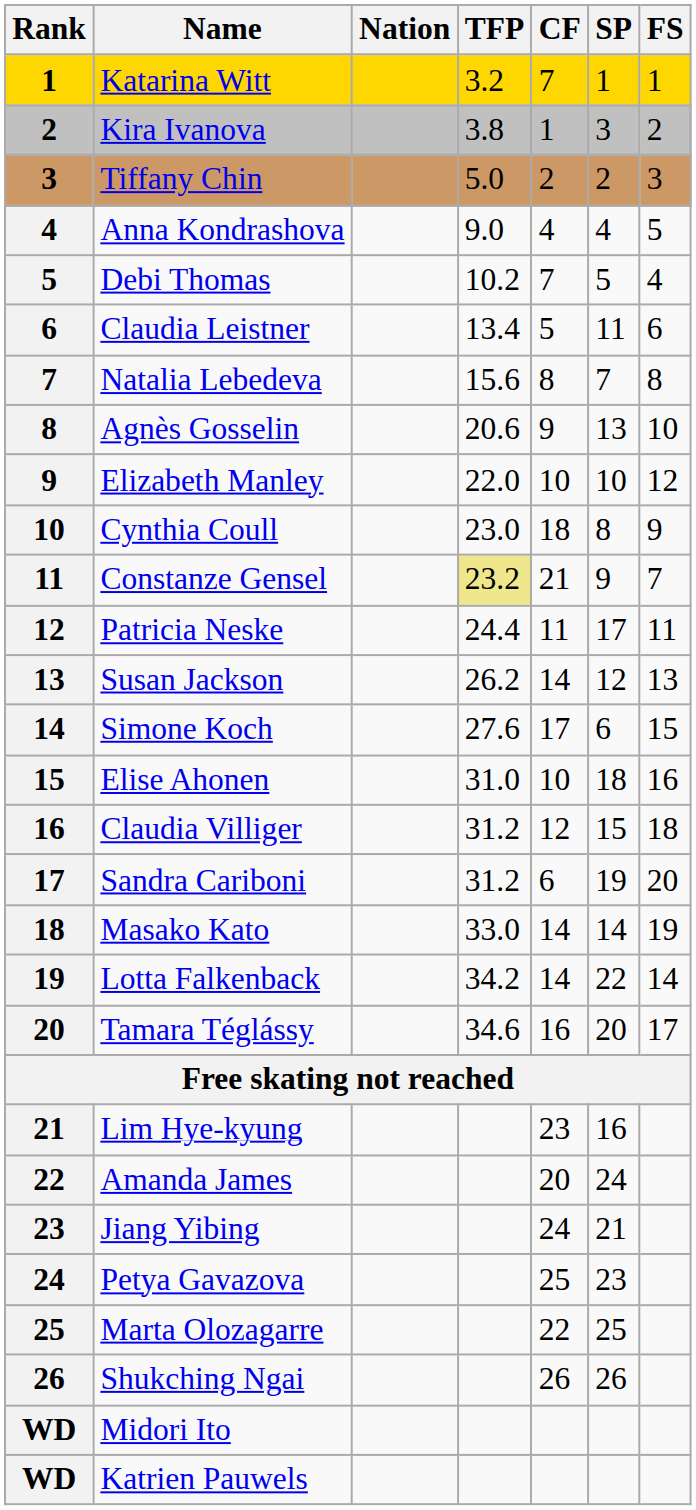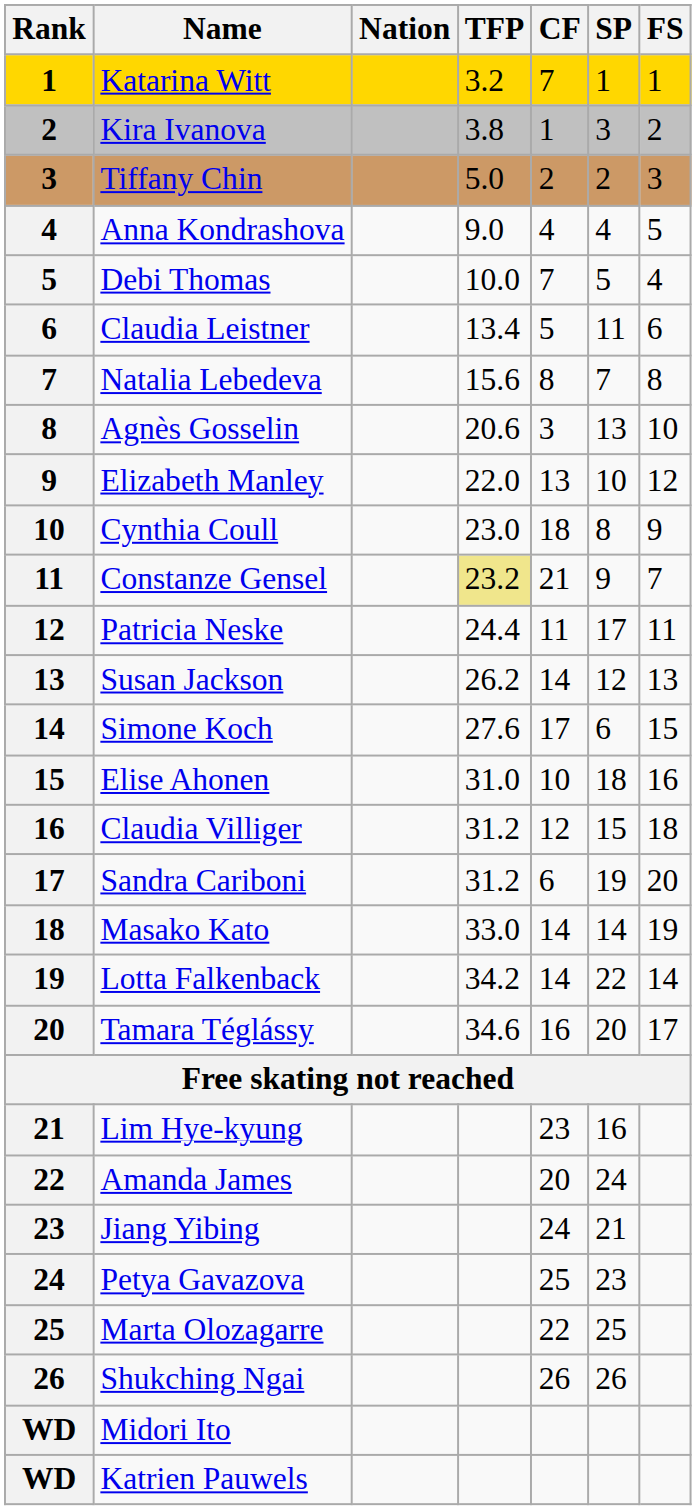(492, 279) 10.2 -> (492, 279) 10.0
(547, 429) 9 -> (547, 429) 3
(555, 479) 10 -> (555, 479) 13
